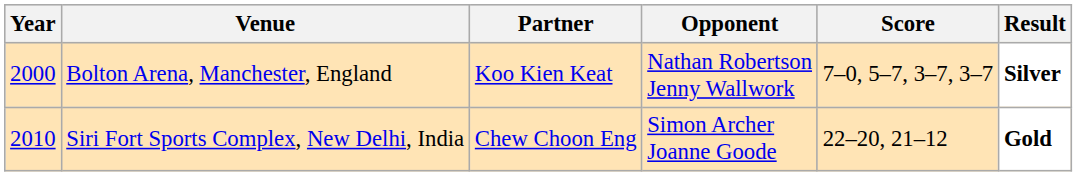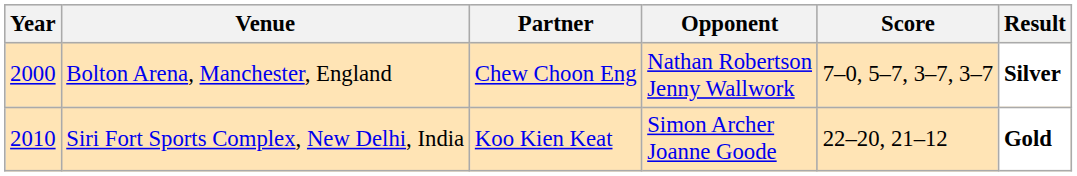(544, 74) Koo Kien Keat -> (556, 74) Chew Choon Eng
(556, 138) Chew Choon Eng -> (544, 138) Koo Kien Keat
